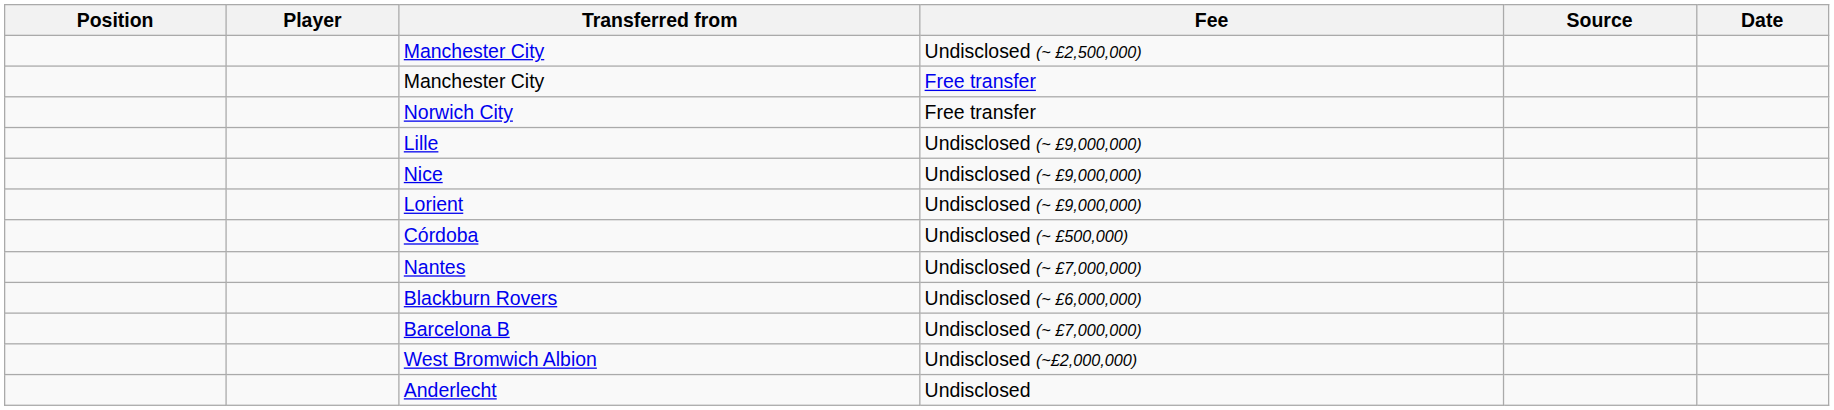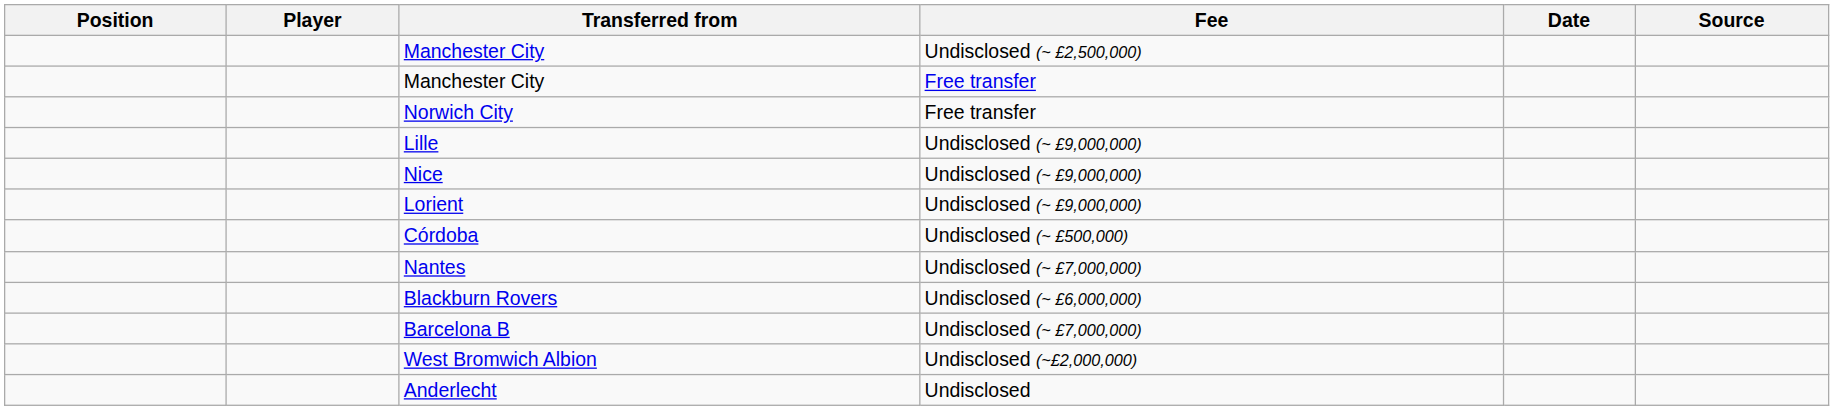columns swapped: (1762, 20) <-> (1600, 20)
